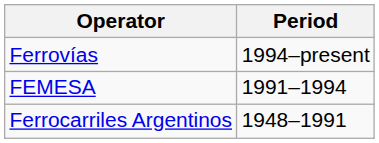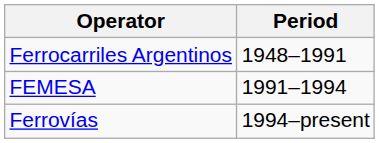rows swapped: (121, 120) <-> (54, 54)
